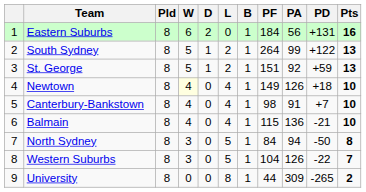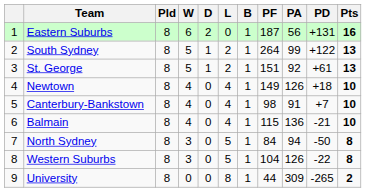(270, 31) 184 -> (270, 31) 187
(322, 68) +59 -> (322, 68) +61
(188, 86) lightyellow background -> (188, 86) no background
(349, 159) 7 -> (349, 159) 8
